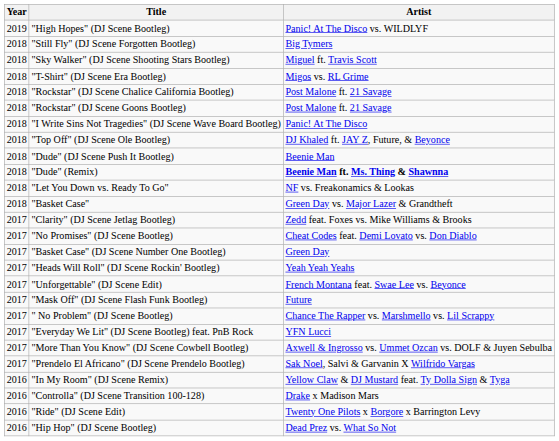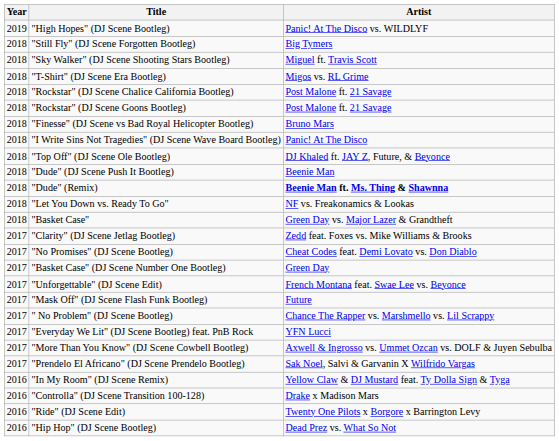+ row: (142, 124)
- row: (125, 268)
